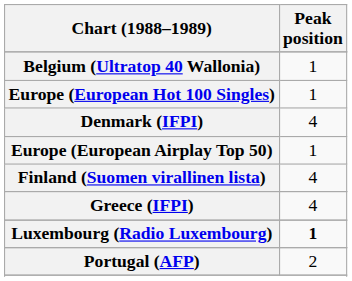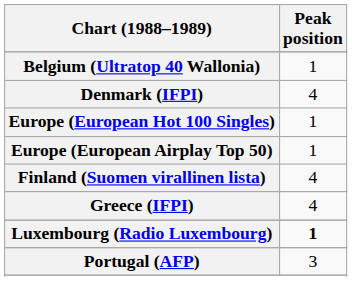rows swapped: (142, 121) <-> (142, 94)
(313, 261) 2 -> (313, 261) 3
